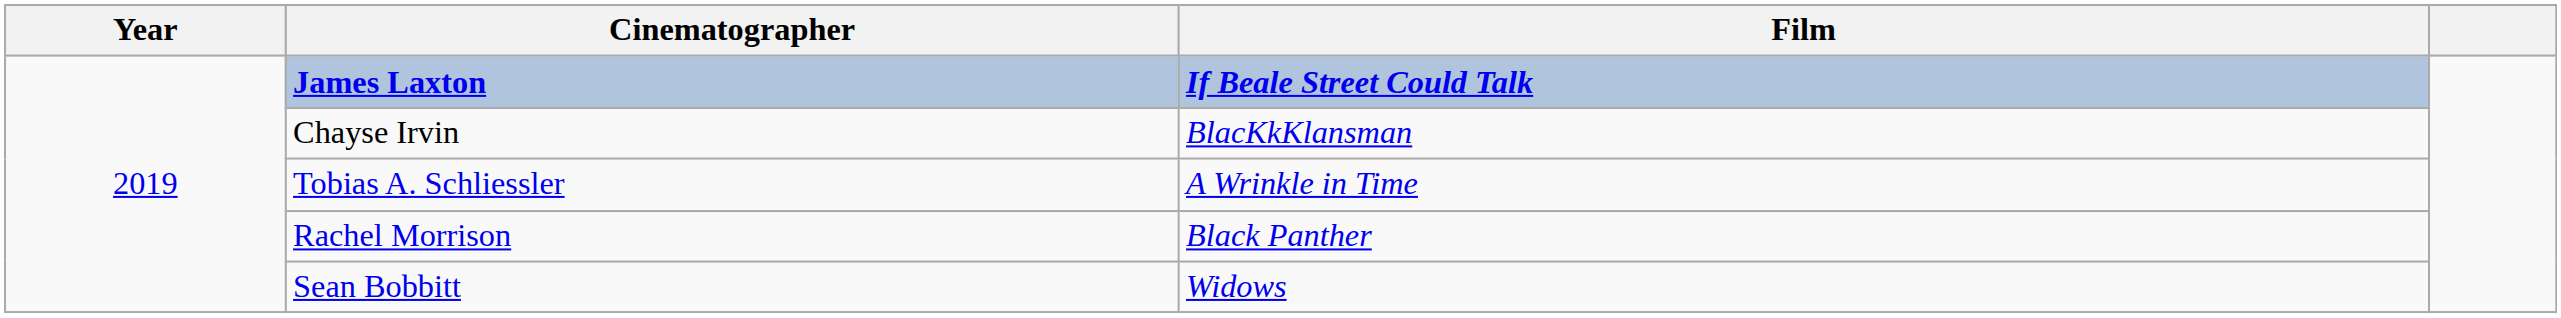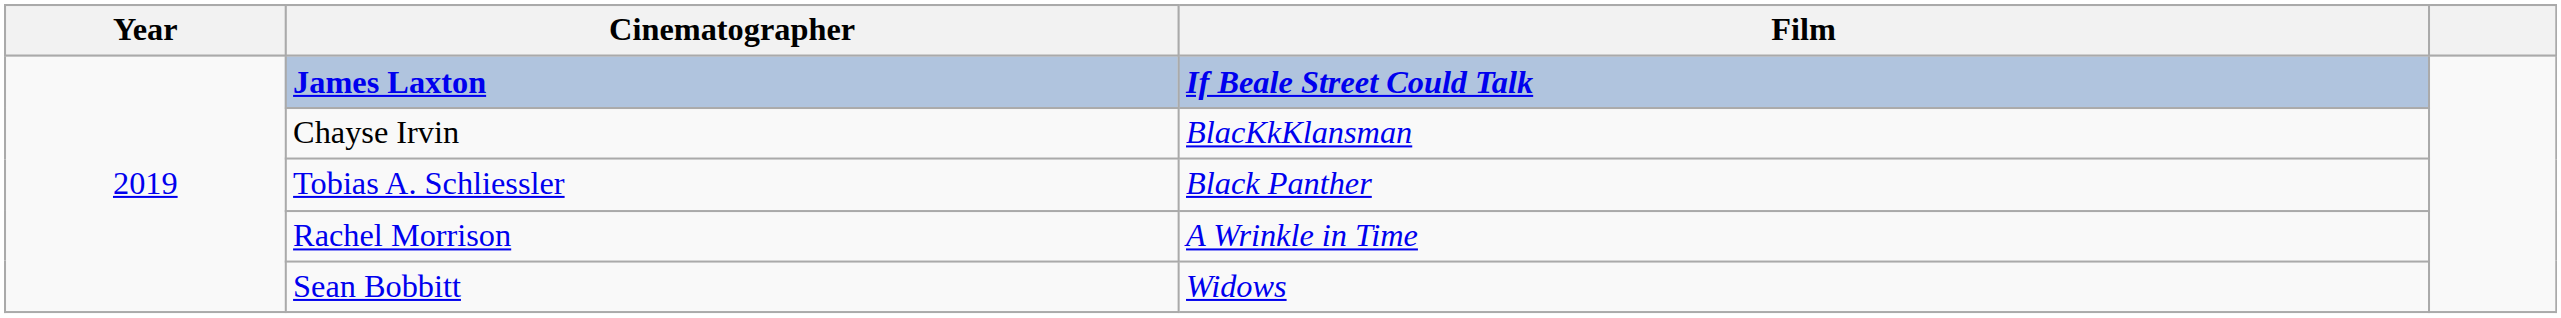(1302, 183) A Wrinkle in Time -> (1279, 183) Black Panther
(1279, 235) Black Panther -> (1302, 235) A Wrinkle in Time
